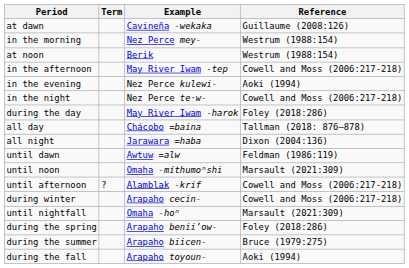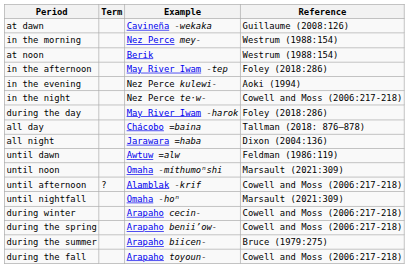(322, 69) Cowell and Moss (2006:217-218) -> (285, 69) Foley (2018:286)
rows swapped: (46, 213) <-> (41, 199)
(285, 228) Foley (2018:286) -> (322, 228) Cowell and Moss (2006:217-218)
(272, 256) Aoki (1994) -> (322, 256) Cowell and Moss (2006:217-218)
